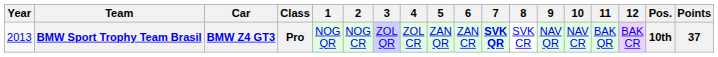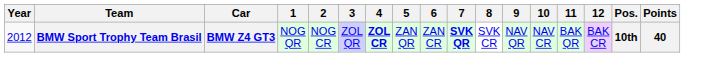- column: (295, 14)
(19, 37) 2013 -> (19, 37) 2012
(414, 37) normal -> (379, 37) bold
(694, 37) 37 -> (660, 37) 40
